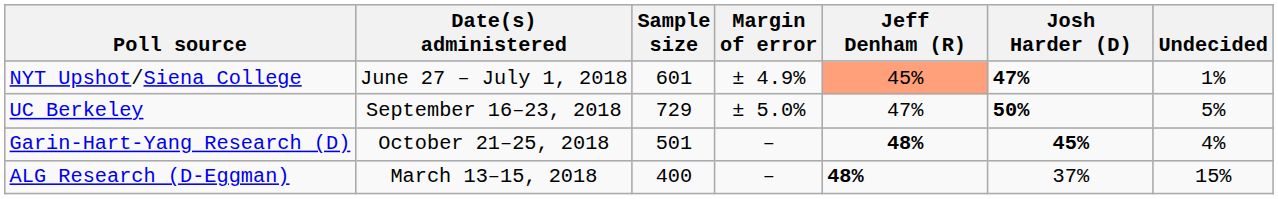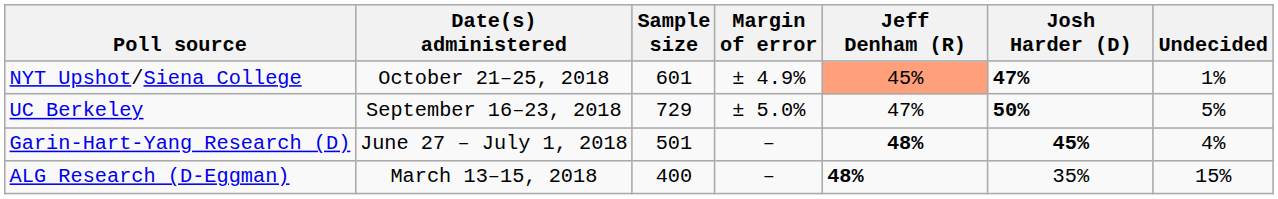(494, 78) June 27 – July 1, 2018 -> (494, 78) October 21–25, 2018
(494, 144) October 21–25, 2018 -> (494, 144) June 27 – July 1, 2018
(1071, 177) 37% -> (1071, 177) 35%
